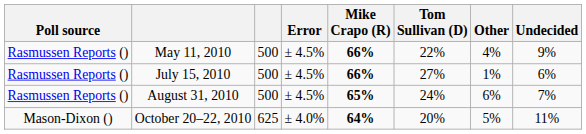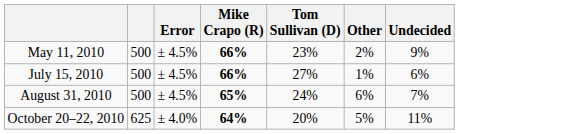- column: (68, 30)
(432, 52) 22% -> (305, 52) 23%
(492, 52) 4% -> (364, 52) 2%
